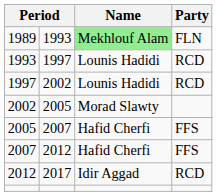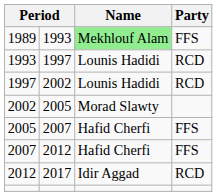(188, 38) FLN -> (187, 38) FFS
